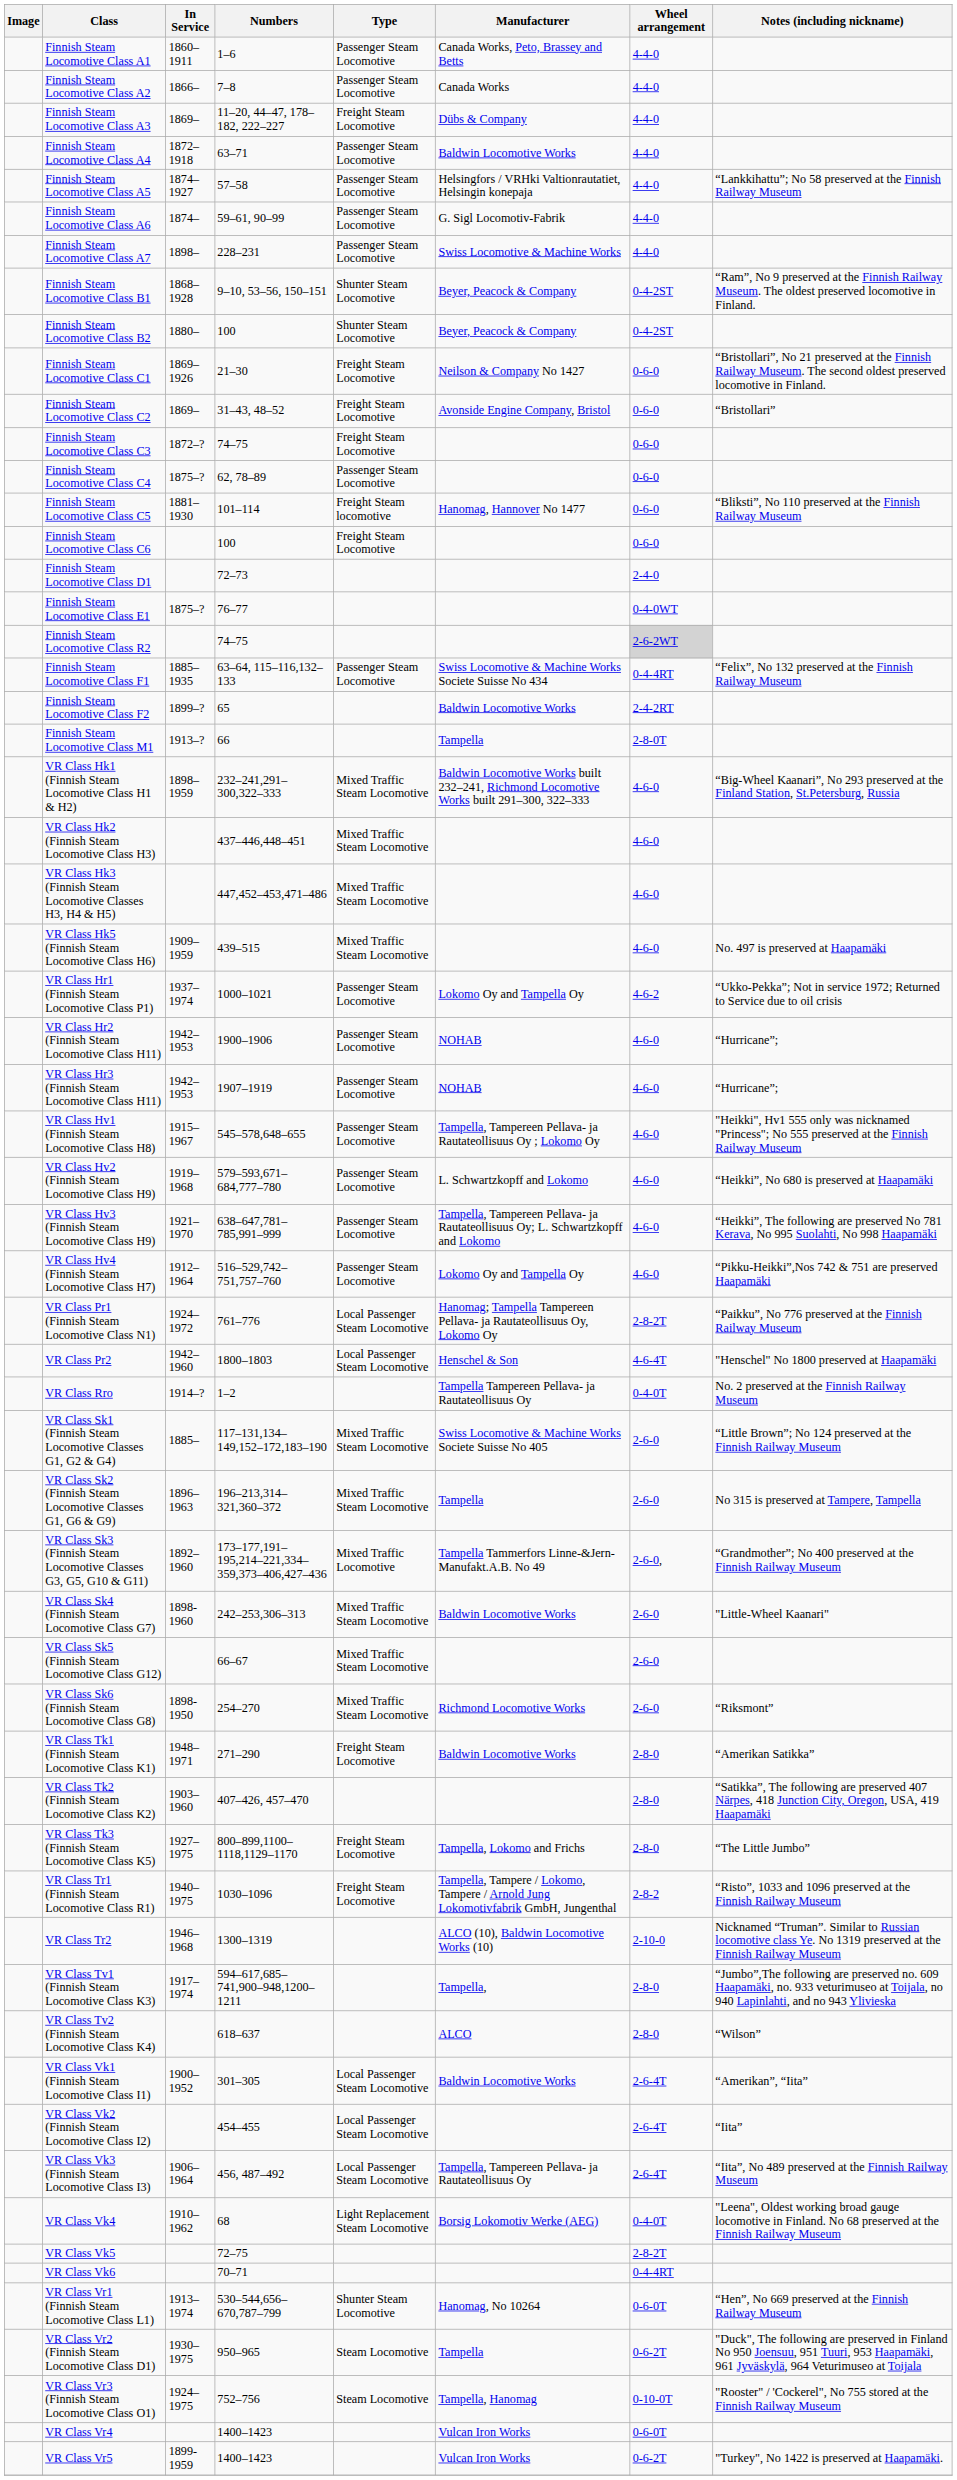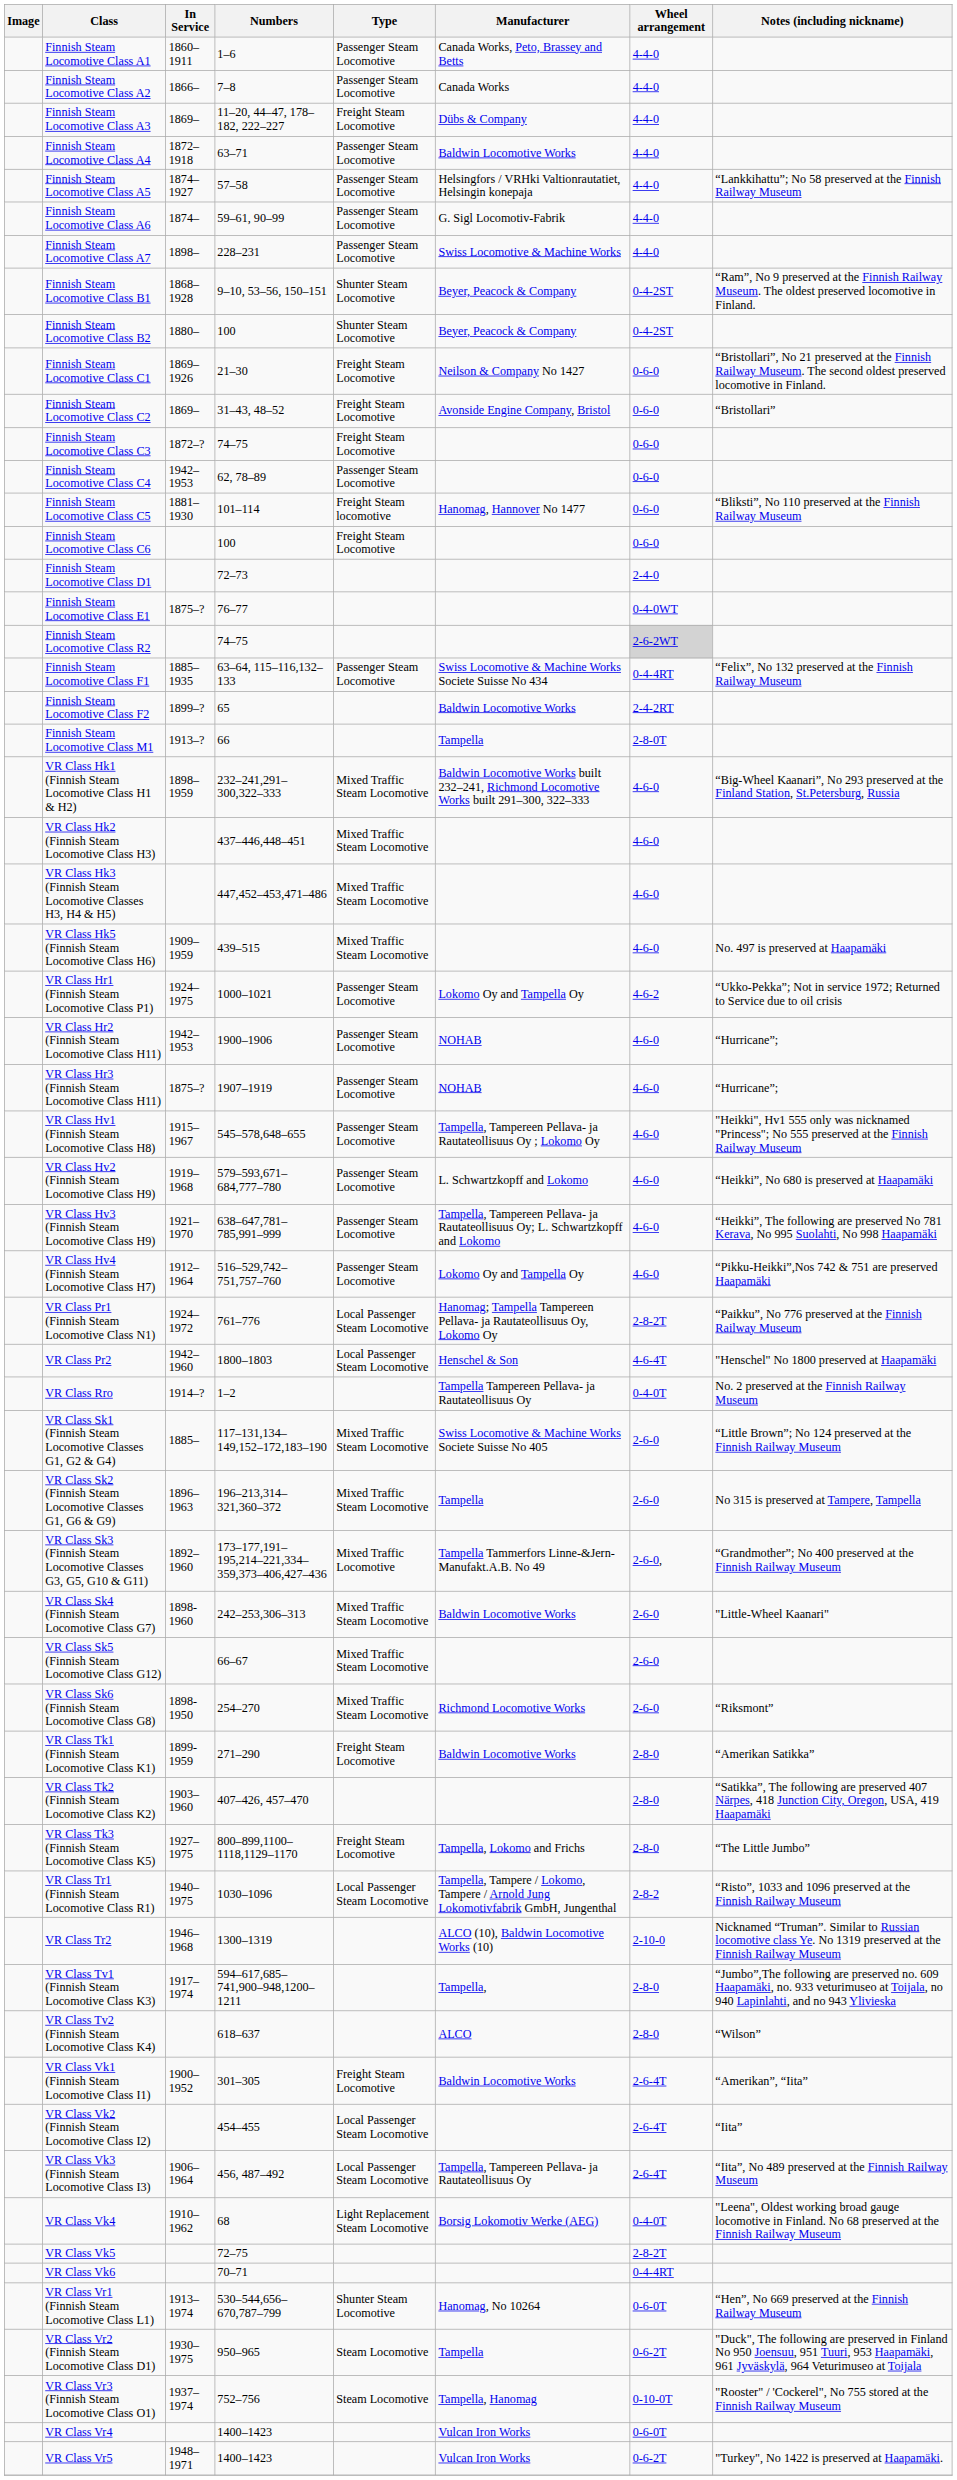(187, 476) 1875–? -> (184, 476) 1942–1953
(184, 994) 1937–1974 -> (184, 994) 1924–1975
(184, 1087) 1942–1953 -> (187, 1087) 1875–?
(184, 1754) 1948–1971 -> (183, 1754) 1899-1959
(371, 1894) Freight Steam Locomotive -> (382, 1894) Local Passenger Steam Locomotive
(382, 2080) Local Passenger Steam Locomotive -> (371, 2080) Freight Steam Locomotive
(184, 2399) 1924–1975 -> (184, 2399) 1937–1974
(183, 2458) 1899-1959 -> (184, 2458) 1948–1971
